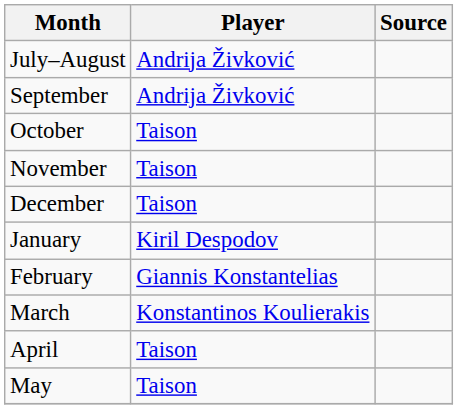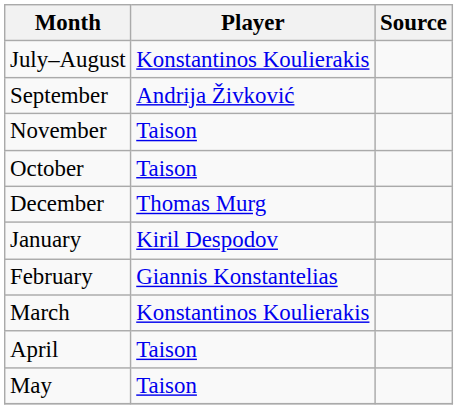(215, 58) Andrija Živković -> (253, 58) Konstantinos Koulierakis
rows swapped: (47, 131) <-> (58, 167)
(167, 204) Taison -> (201, 204) Thomas Murg
